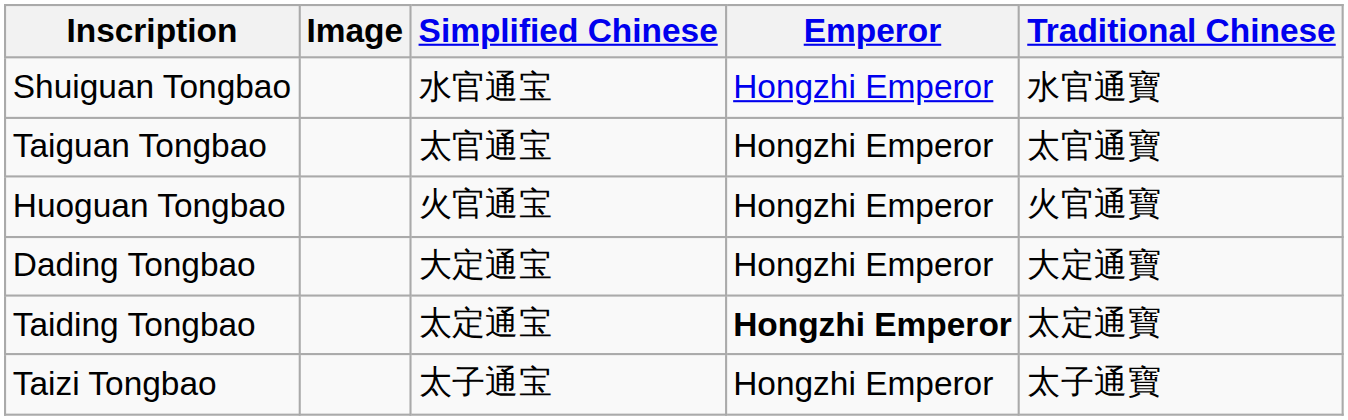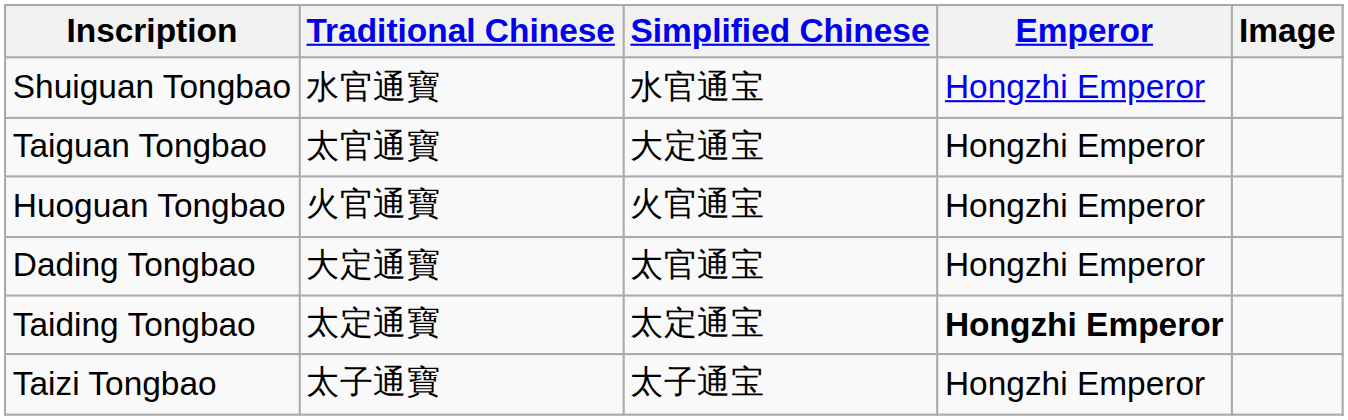columns swapped: (1181, 31) <-> (355, 31)
(485, 145) 太官通宝 -> (697, 145) 大定通宝
(485, 264) 大定通宝 -> (697, 264) 太官通宝
